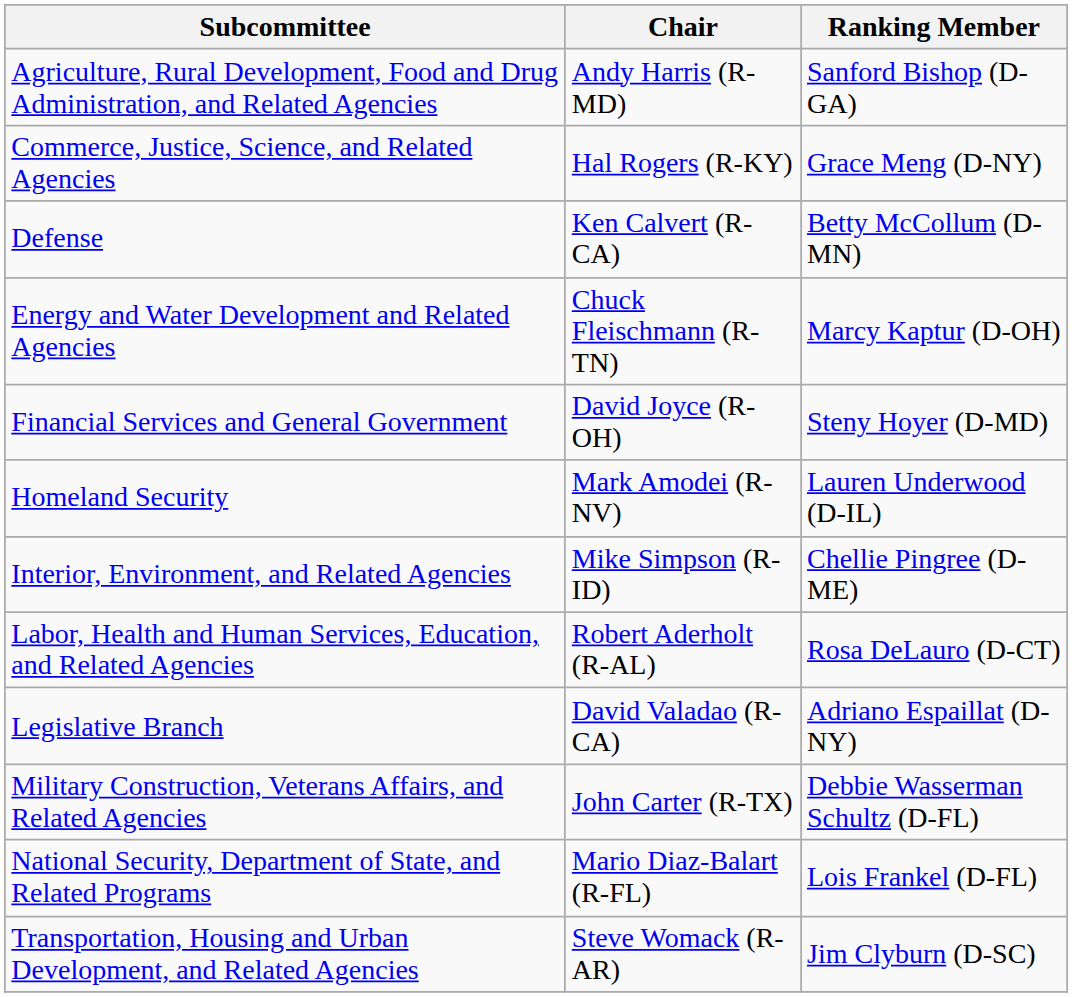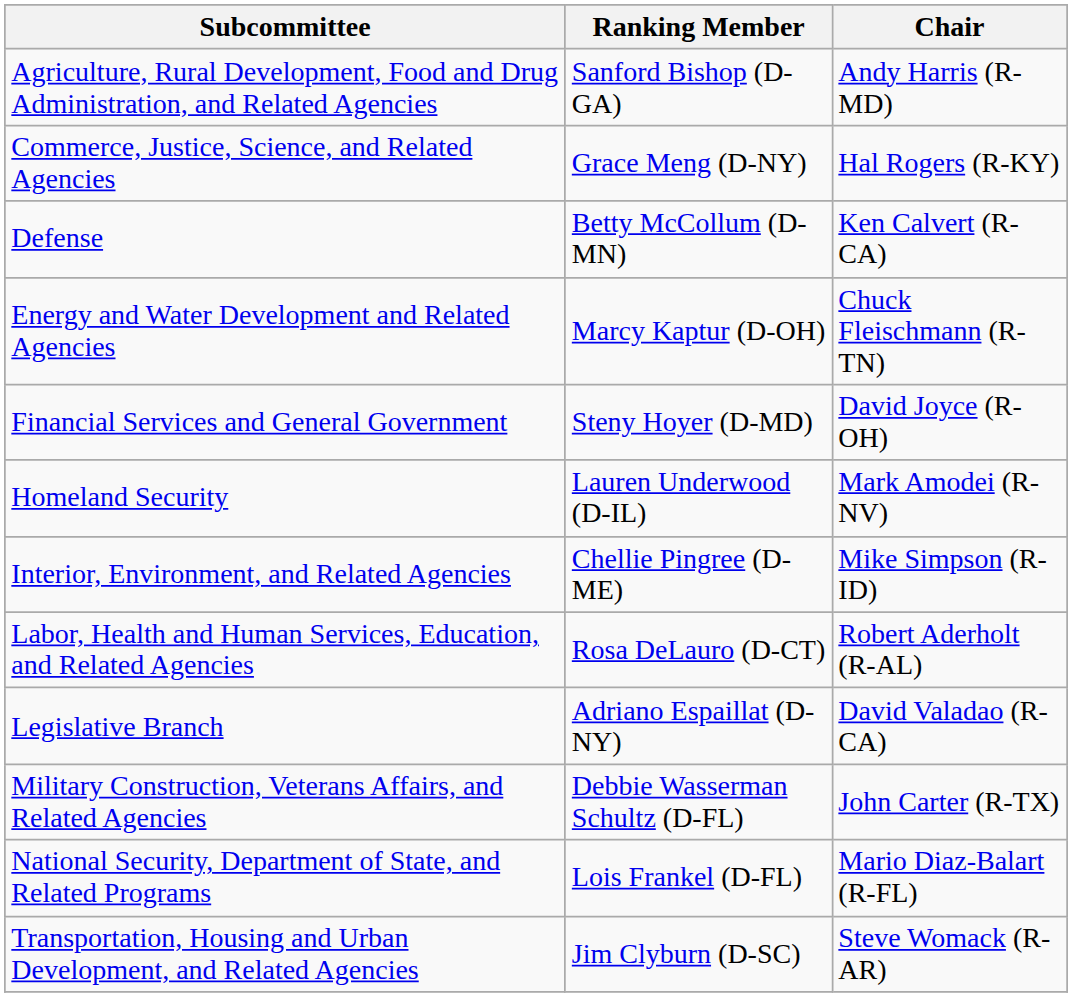columns swapped: (683, 26) <-> (934, 26)
